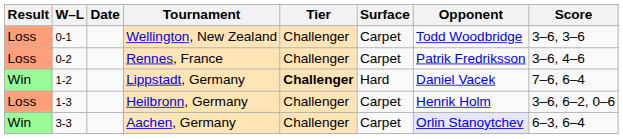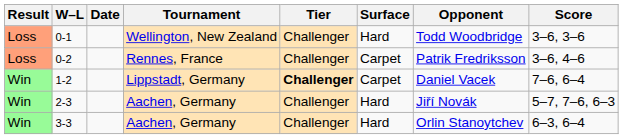(380, 36) Carpet -> (375, 36) Hard
(375, 79) Hard -> (380, 79) Carpet
- row: (64, 102)
+ row: (64, 102)
(380, 123) Carpet -> (375, 123) Hard
(470, 123) lavender background -> (470, 123) no background
